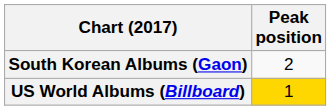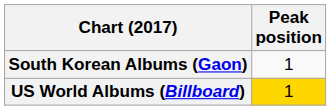(289, 64) 2 -> (289, 64) 1
